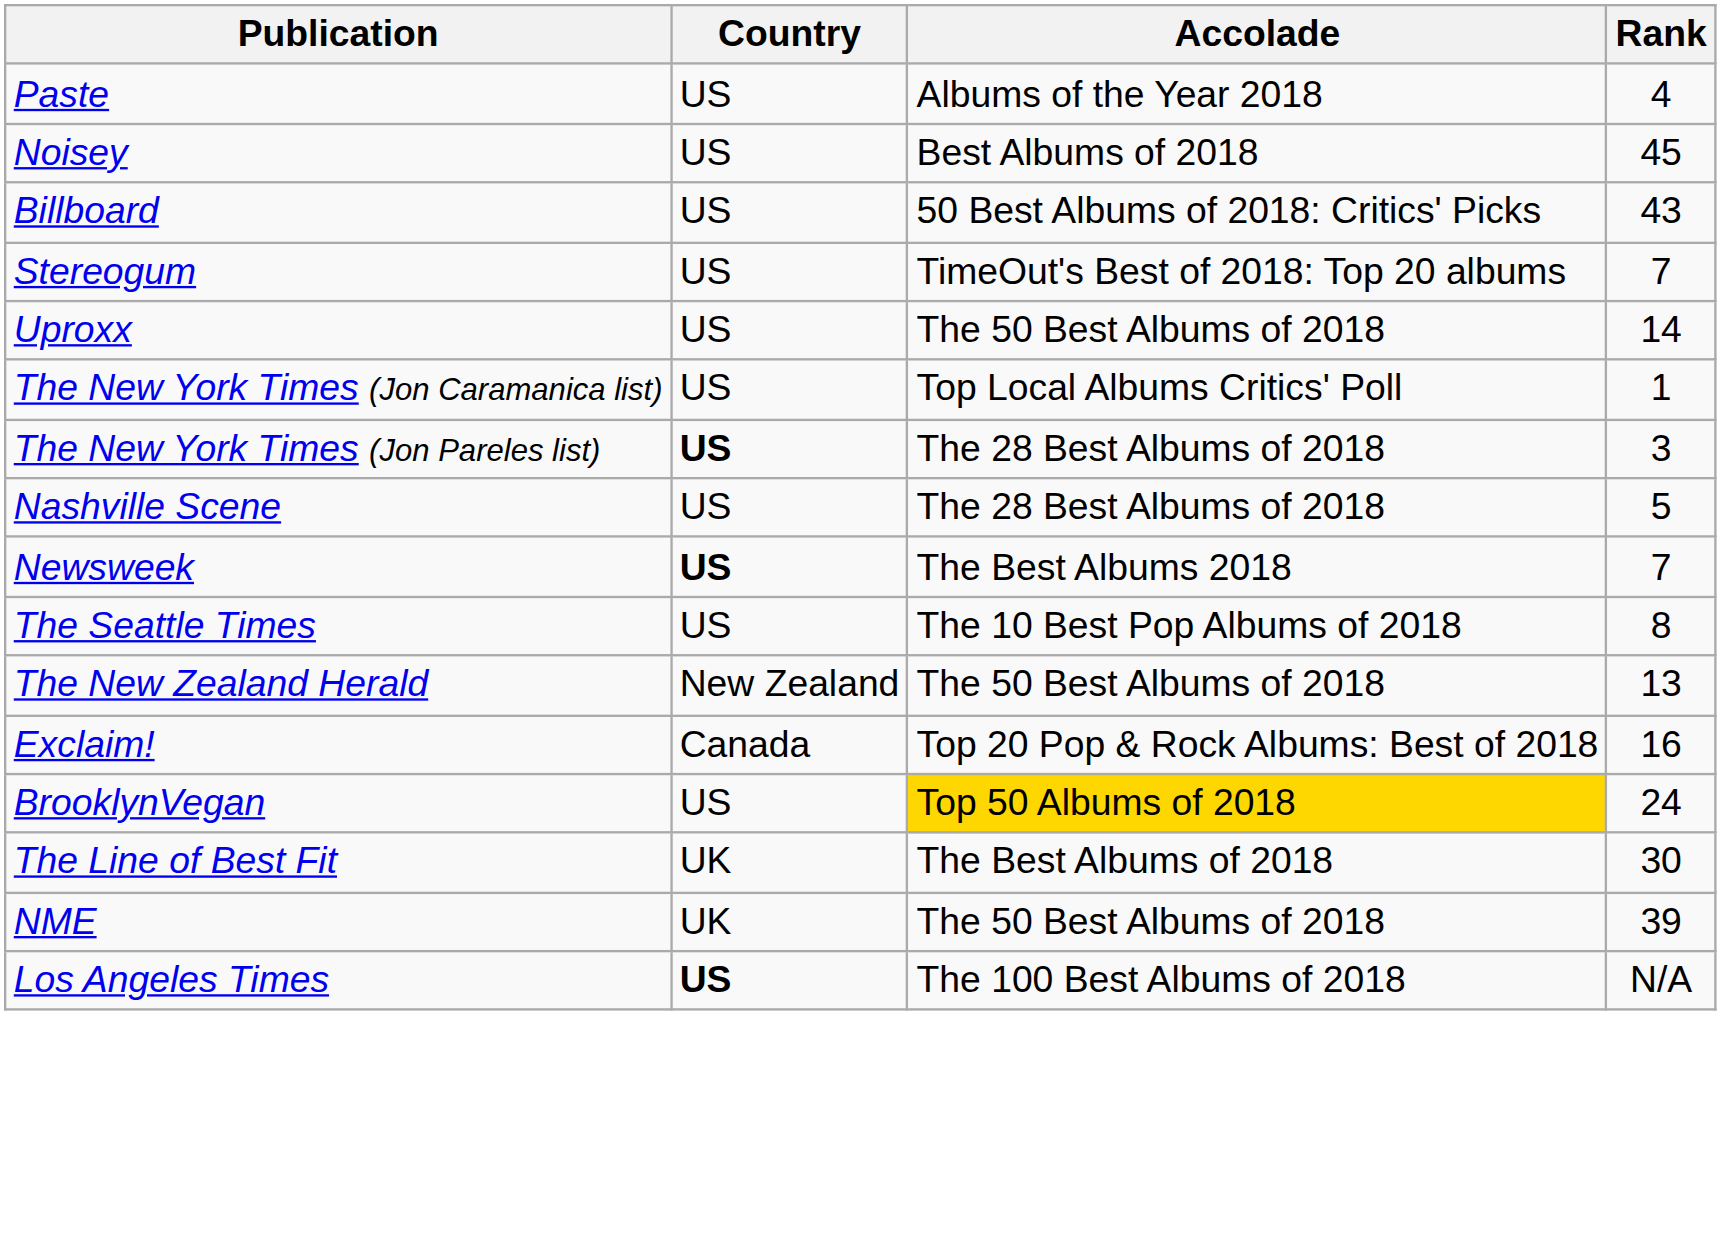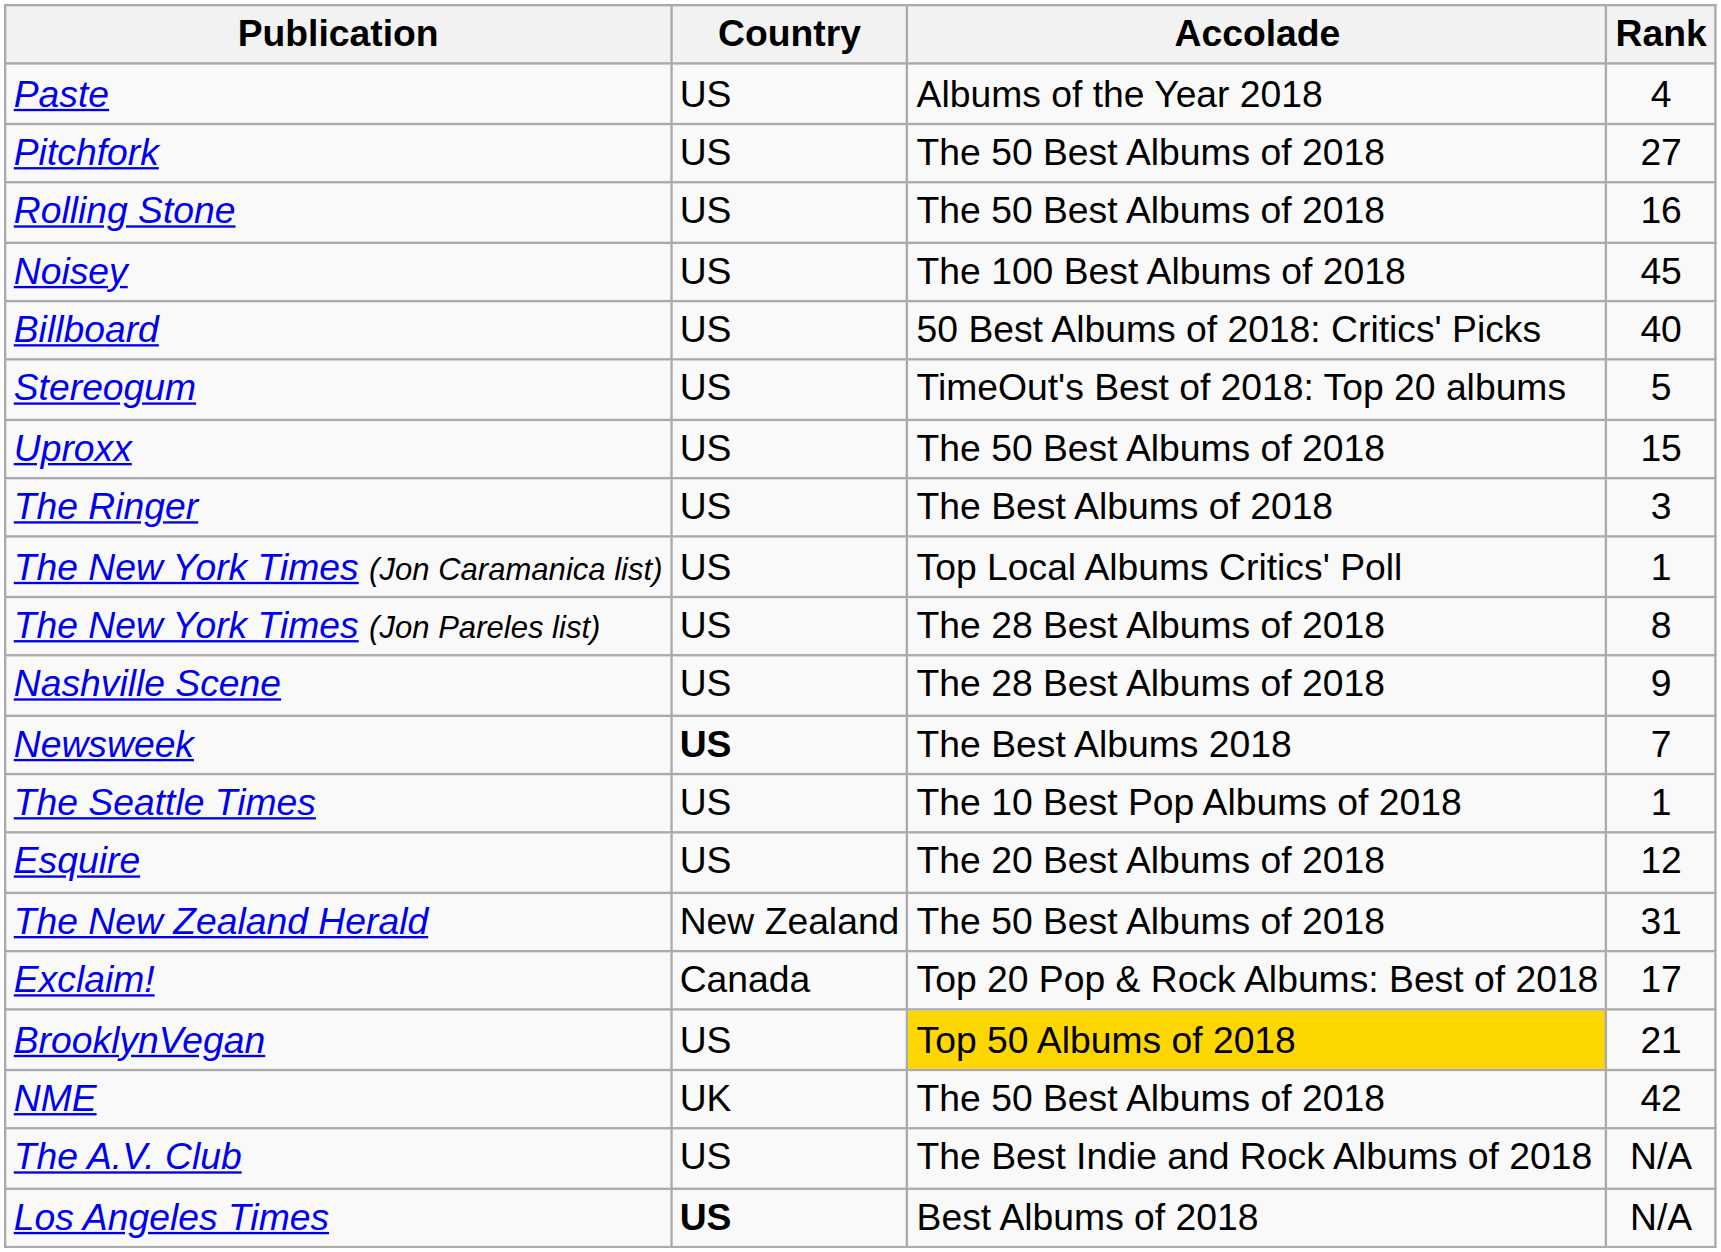+ row: (86, 152)
+ row: (125, 211)
(1088, 152) Best Albums of 2018 -> (1161, 270) The 100 Best Albums of 2018
(1661, 211) 43 -> (1661, 329) 40
(1661, 270) 7 -> (1661, 388) 5
(1661, 329) 14 -> (1661, 447) 15
+ row: (106, 507)
(706, 447) bold -> (706, 625) normal
(1661, 447) 3 -> (1661, 625) 8
(1661, 507) 5 -> (1661, 684) 9
(1661, 625) 8 -> (1661, 802) 1
+ row: (77, 861)
(1661, 684) 13 -> (1661, 920) 31
(1661, 743) 16 -> (1661, 980) 17
(1661, 802) 24 -> (1661, 1039) 21
- row: (175, 861)
(1661, 920) 39 -> (1661, 1098) 42
+ row: (128, 1157)
(1161, 980) The 100 Best Albums of 2018 -> (1088, 1216) Best Albums of 2018
